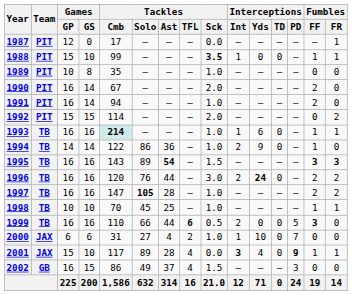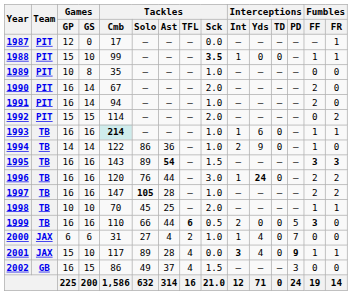(238, 177) 2 -> (238, 177) 1
(214, 207) 1.0 -> (214, 207) 2.0
(260, 238) 10 -> (260, 238) 4
